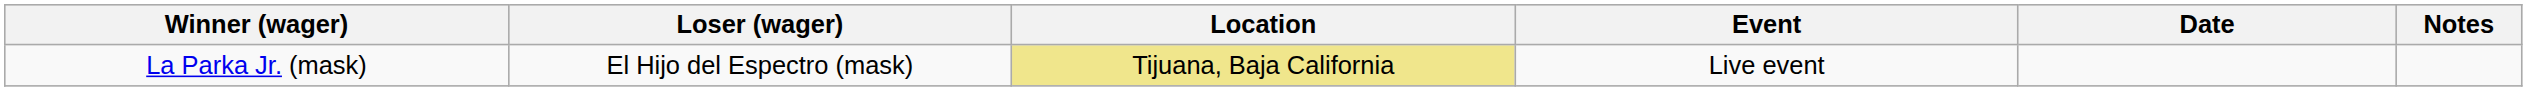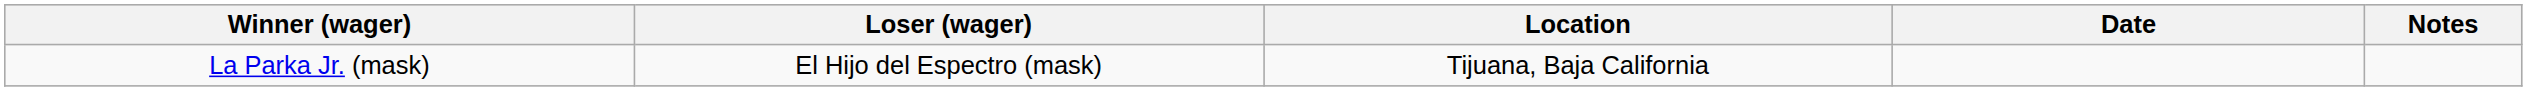- column: (1767, 24)
(1263, 65) khaki background -> (1578, 65) no background
